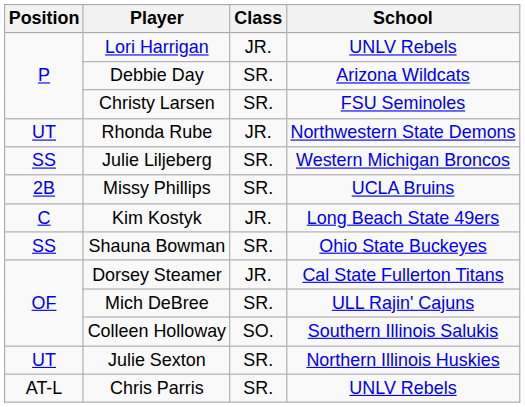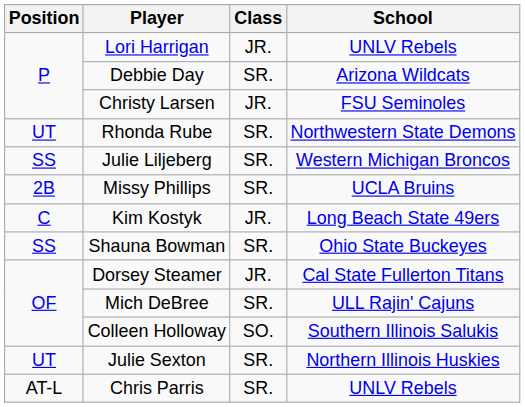(258, 103) SR. -> (258, 103) JR.
(258, 132) JR. -> (258, 132) SR.
